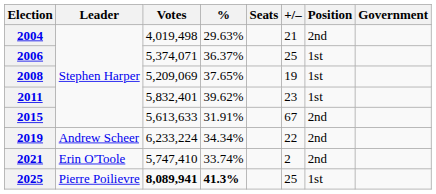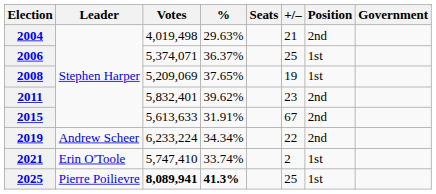(315, 96) 1st -> (317, 96) 2nd
(317, 158) 2nd -> (315, 158) 1st
